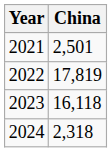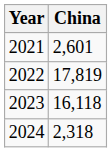(73, 47) 2,501 -> (73, 47) 2,601
